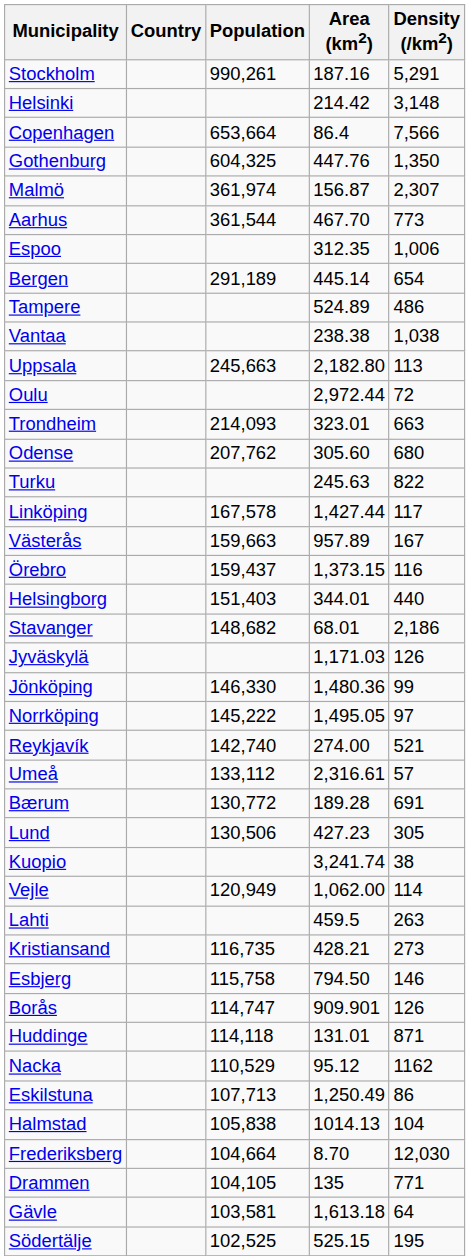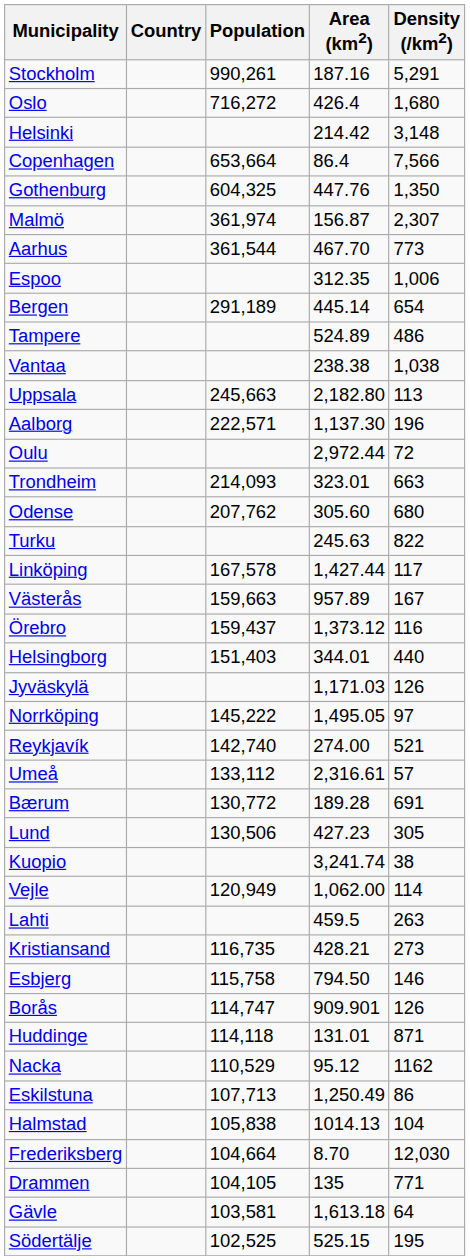+ row: (28, 103)
+ row: (41, 424)
(349, 570) 1,373.15 -> (349, 628) 1,373.12
- row: (51, 628)
- row: (51, 686)
